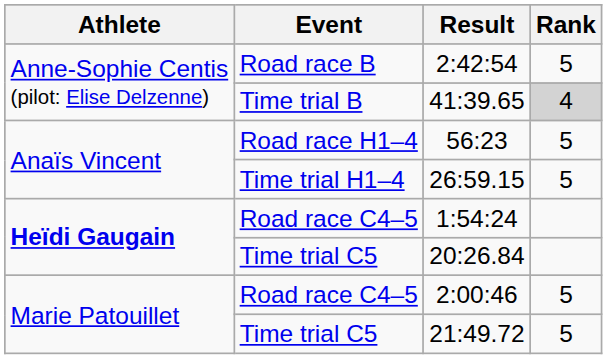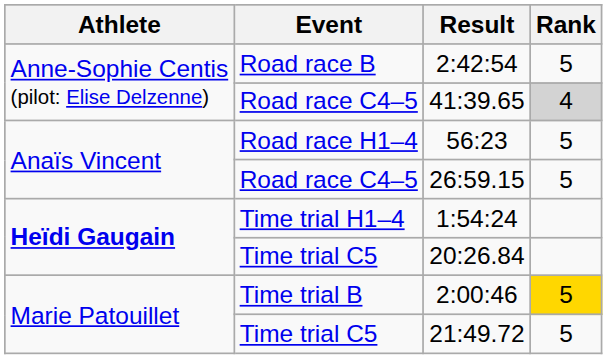(301, 102) Time trial B -> (329, 102) Road race C4–5
(322, 179) Time trial H1–4 -> (329, 179) Road race C4–5
(329, 218) Road race C4–5 -> (322, 218) Time trial H1–4
(329, 295) Road race C4–5 -> (301, 295) Time trial B
(566, 295) no background -> (566, 295) gold background
